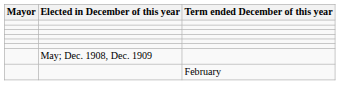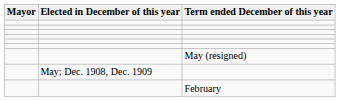+ row: (110, 56)
